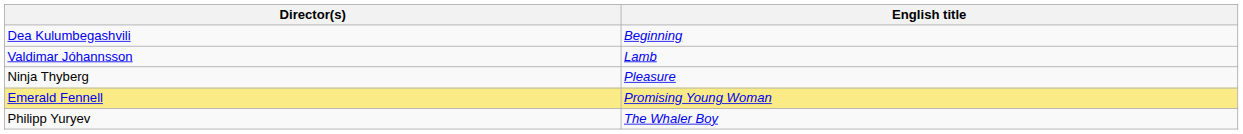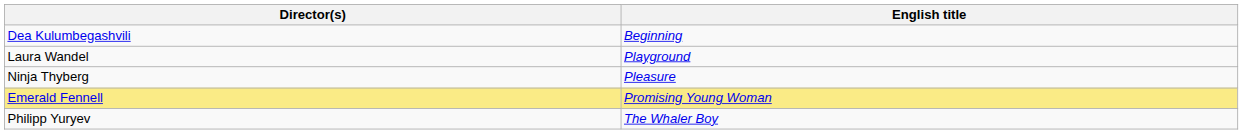- row: (70, 56)
+ row: (48, 56)
